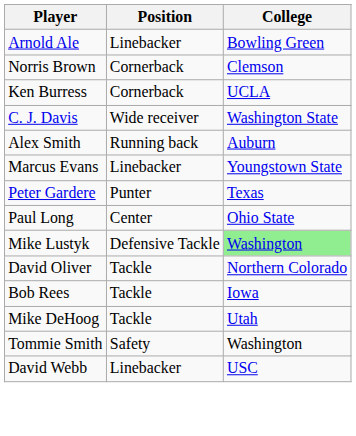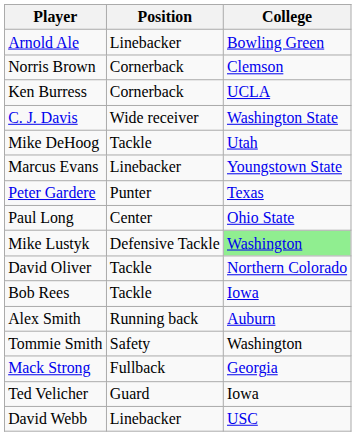rows swapped: (54, 318) <-> (44, 142)
+ row: (49, 368)
+ row: (48, 393)
